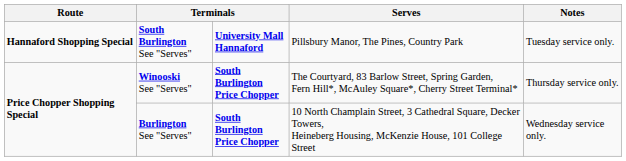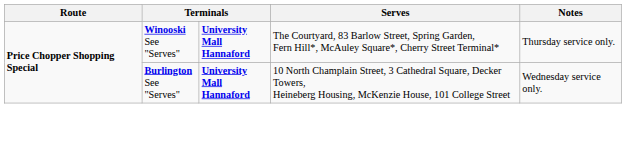- row: (165, 42)
(247, 83) South Burlington Price Chopper -> (226, 42) University Mall Hannaford
(247, 130) South Burlington Price Chopper -> (226, 83) University Mall Hannaford
